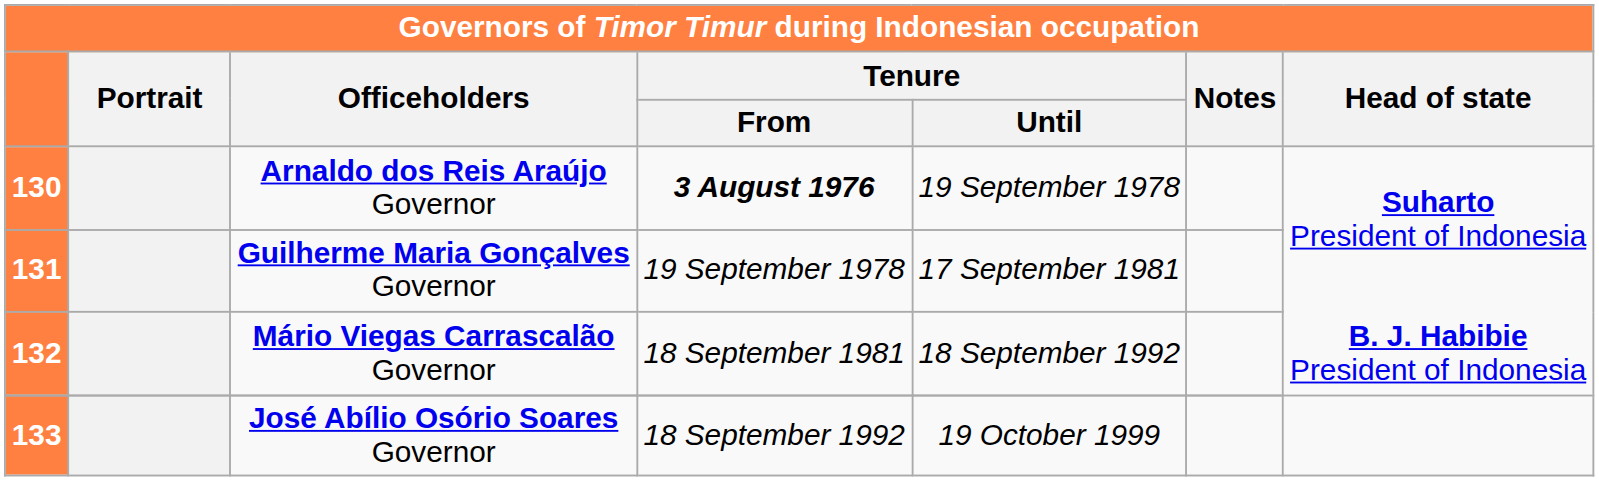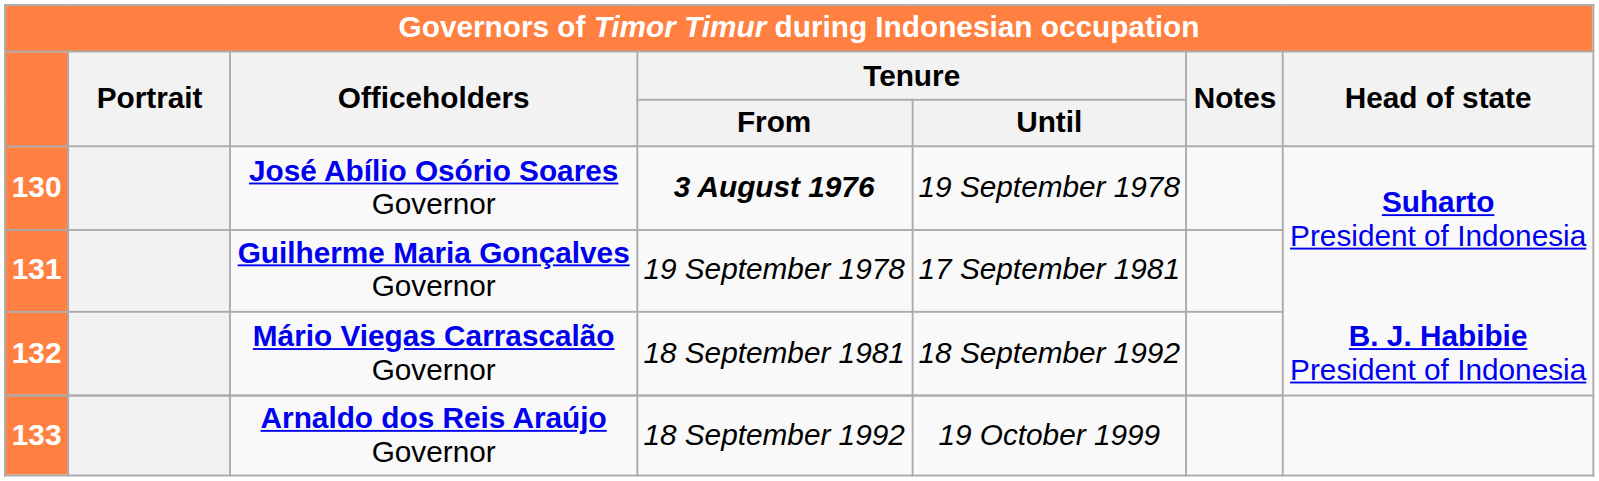(434, 187) Arnaldo dos Reis Araújo Governor -> (434, 187) José Abílio Osório Soares Governor
(434, 434) José Abílio Osório Soares Governor -> (434, 434) Arnaldo dos Reis Araújo Governor
